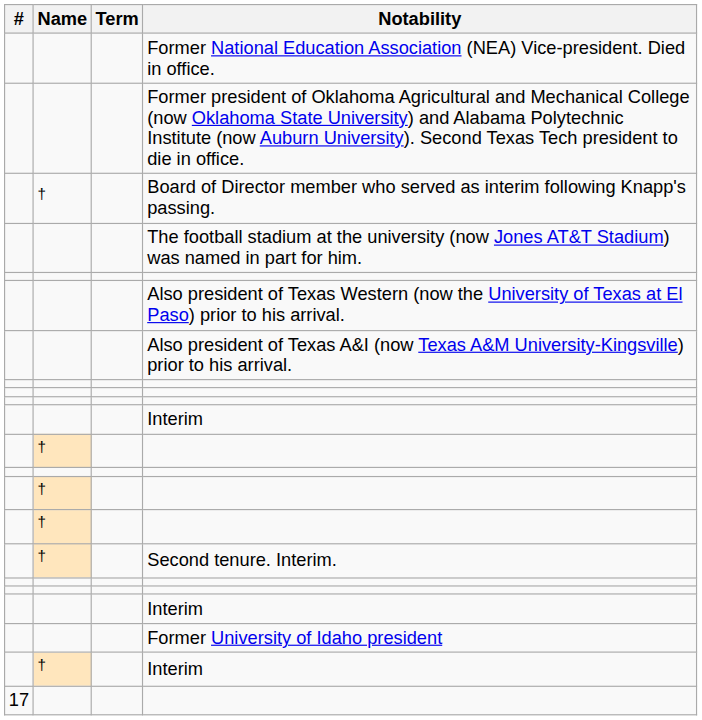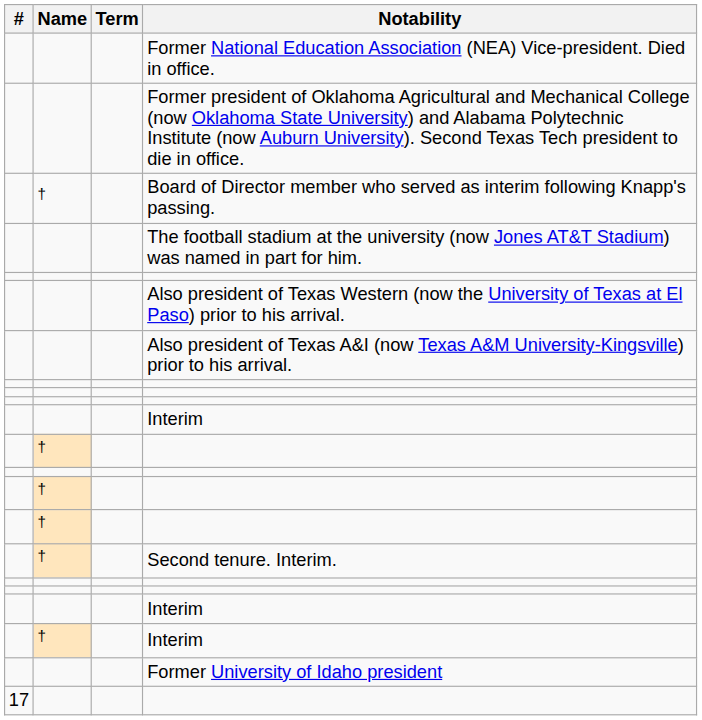rows swapped: (62, 638) <-> (42, 665)
